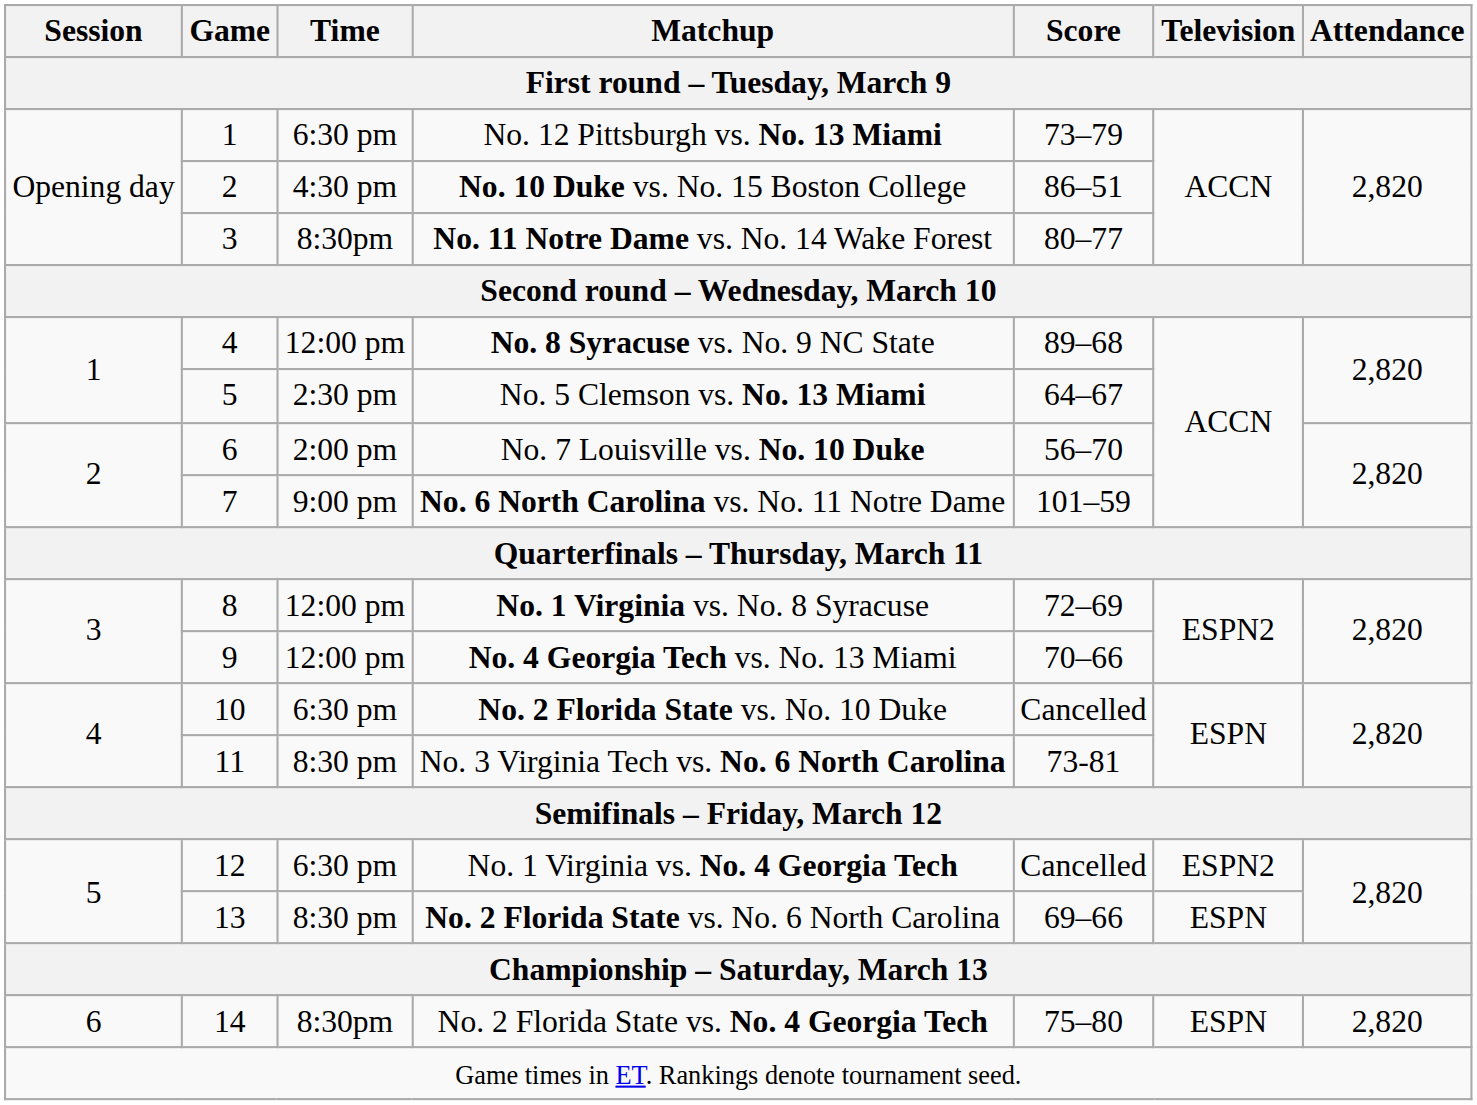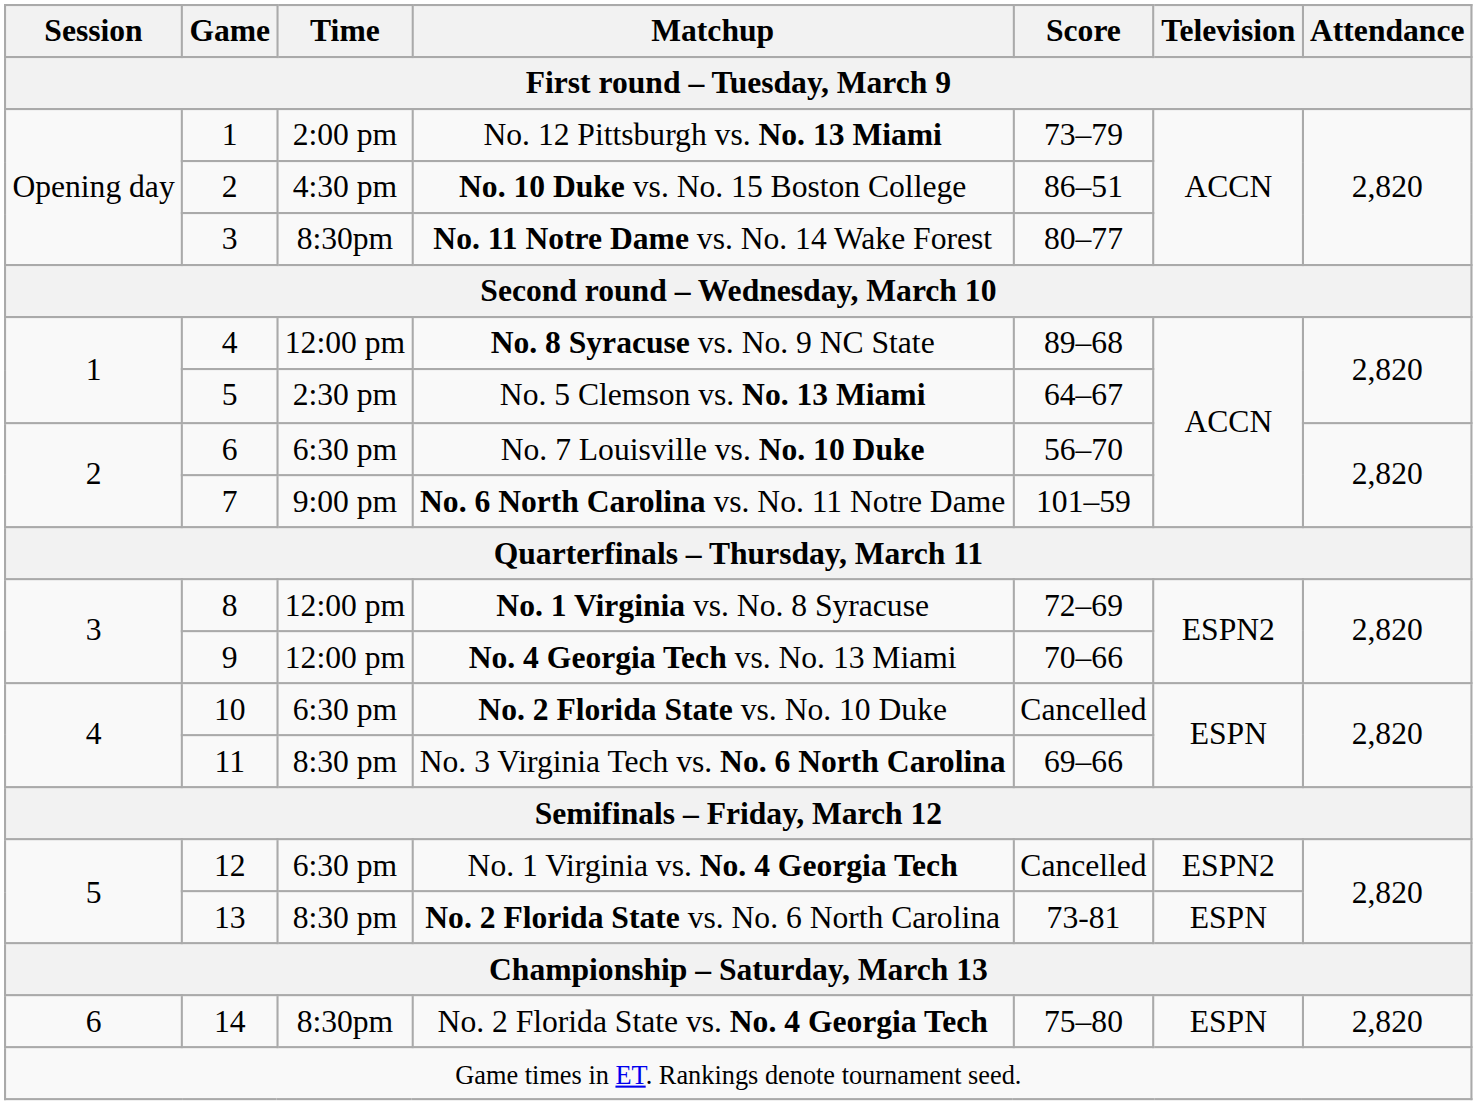(345, 135) 6:30 pm -> (345, 135) 2:00 pm
(345, 447) 2:00 pm -> (345, 447) 6:30 pm
(1083, 760) 73-81 -> (1083, 760) 69–66
(1083, 916) 69–66 -> (1083, 916) 73-81
